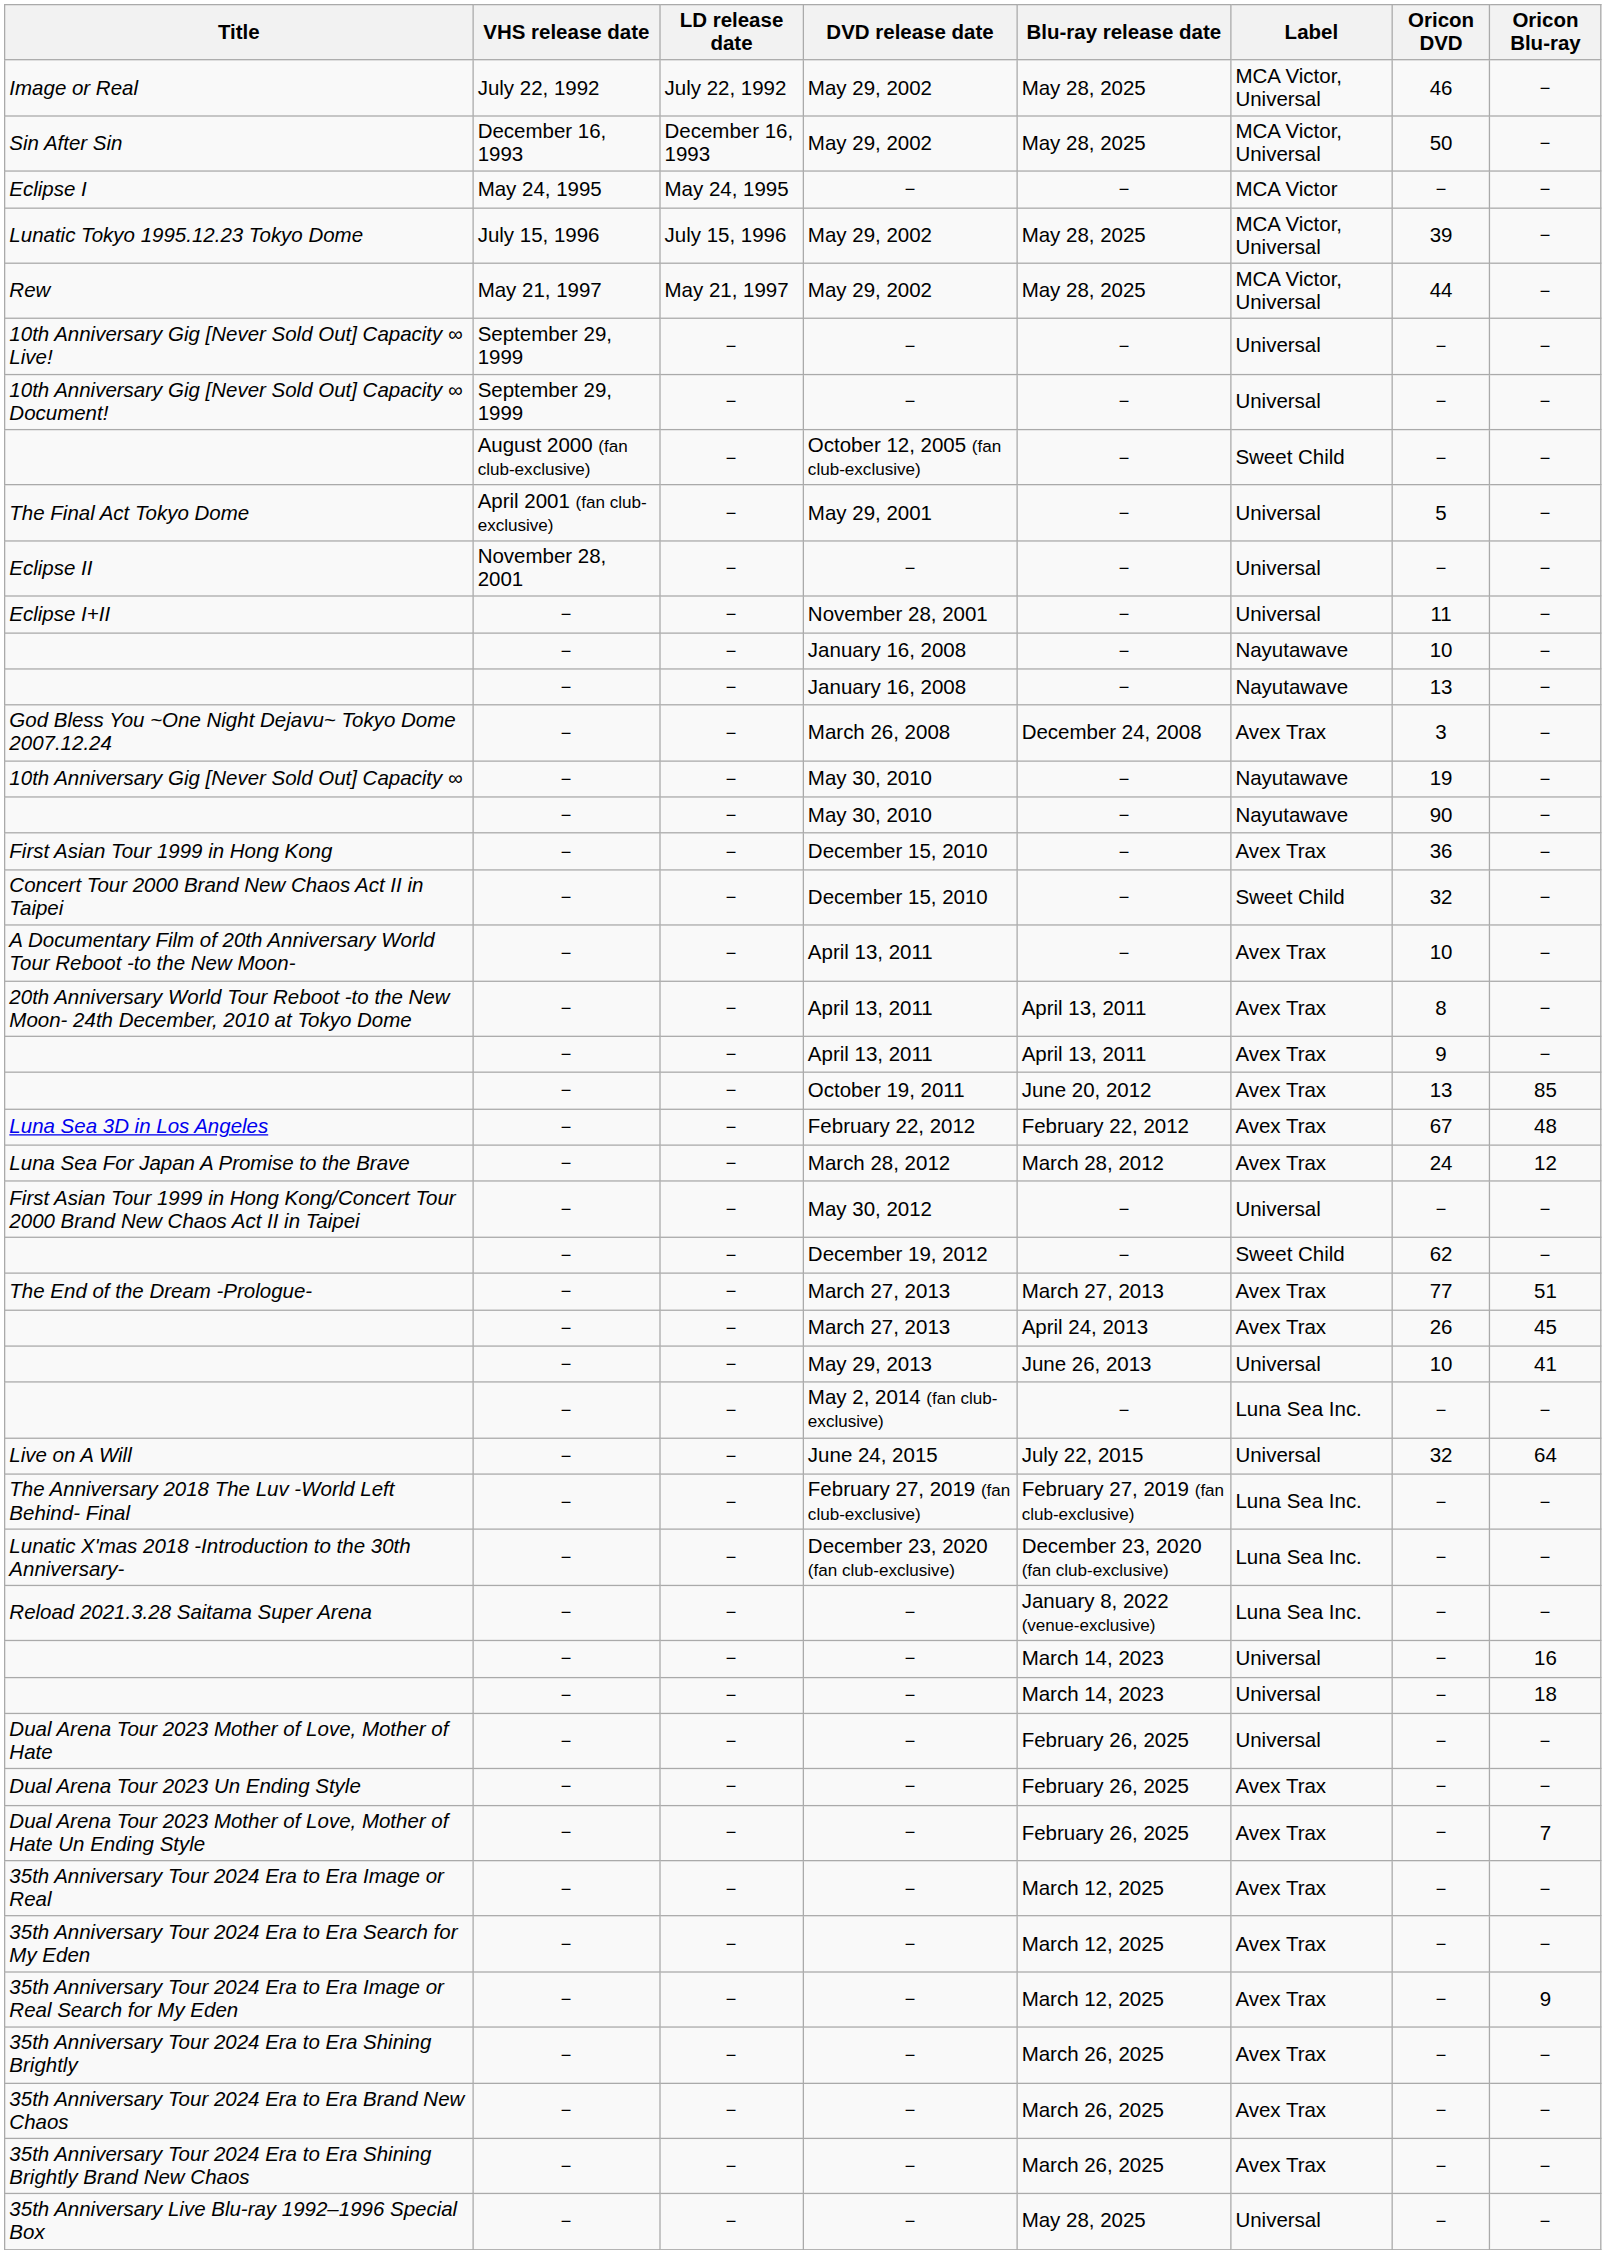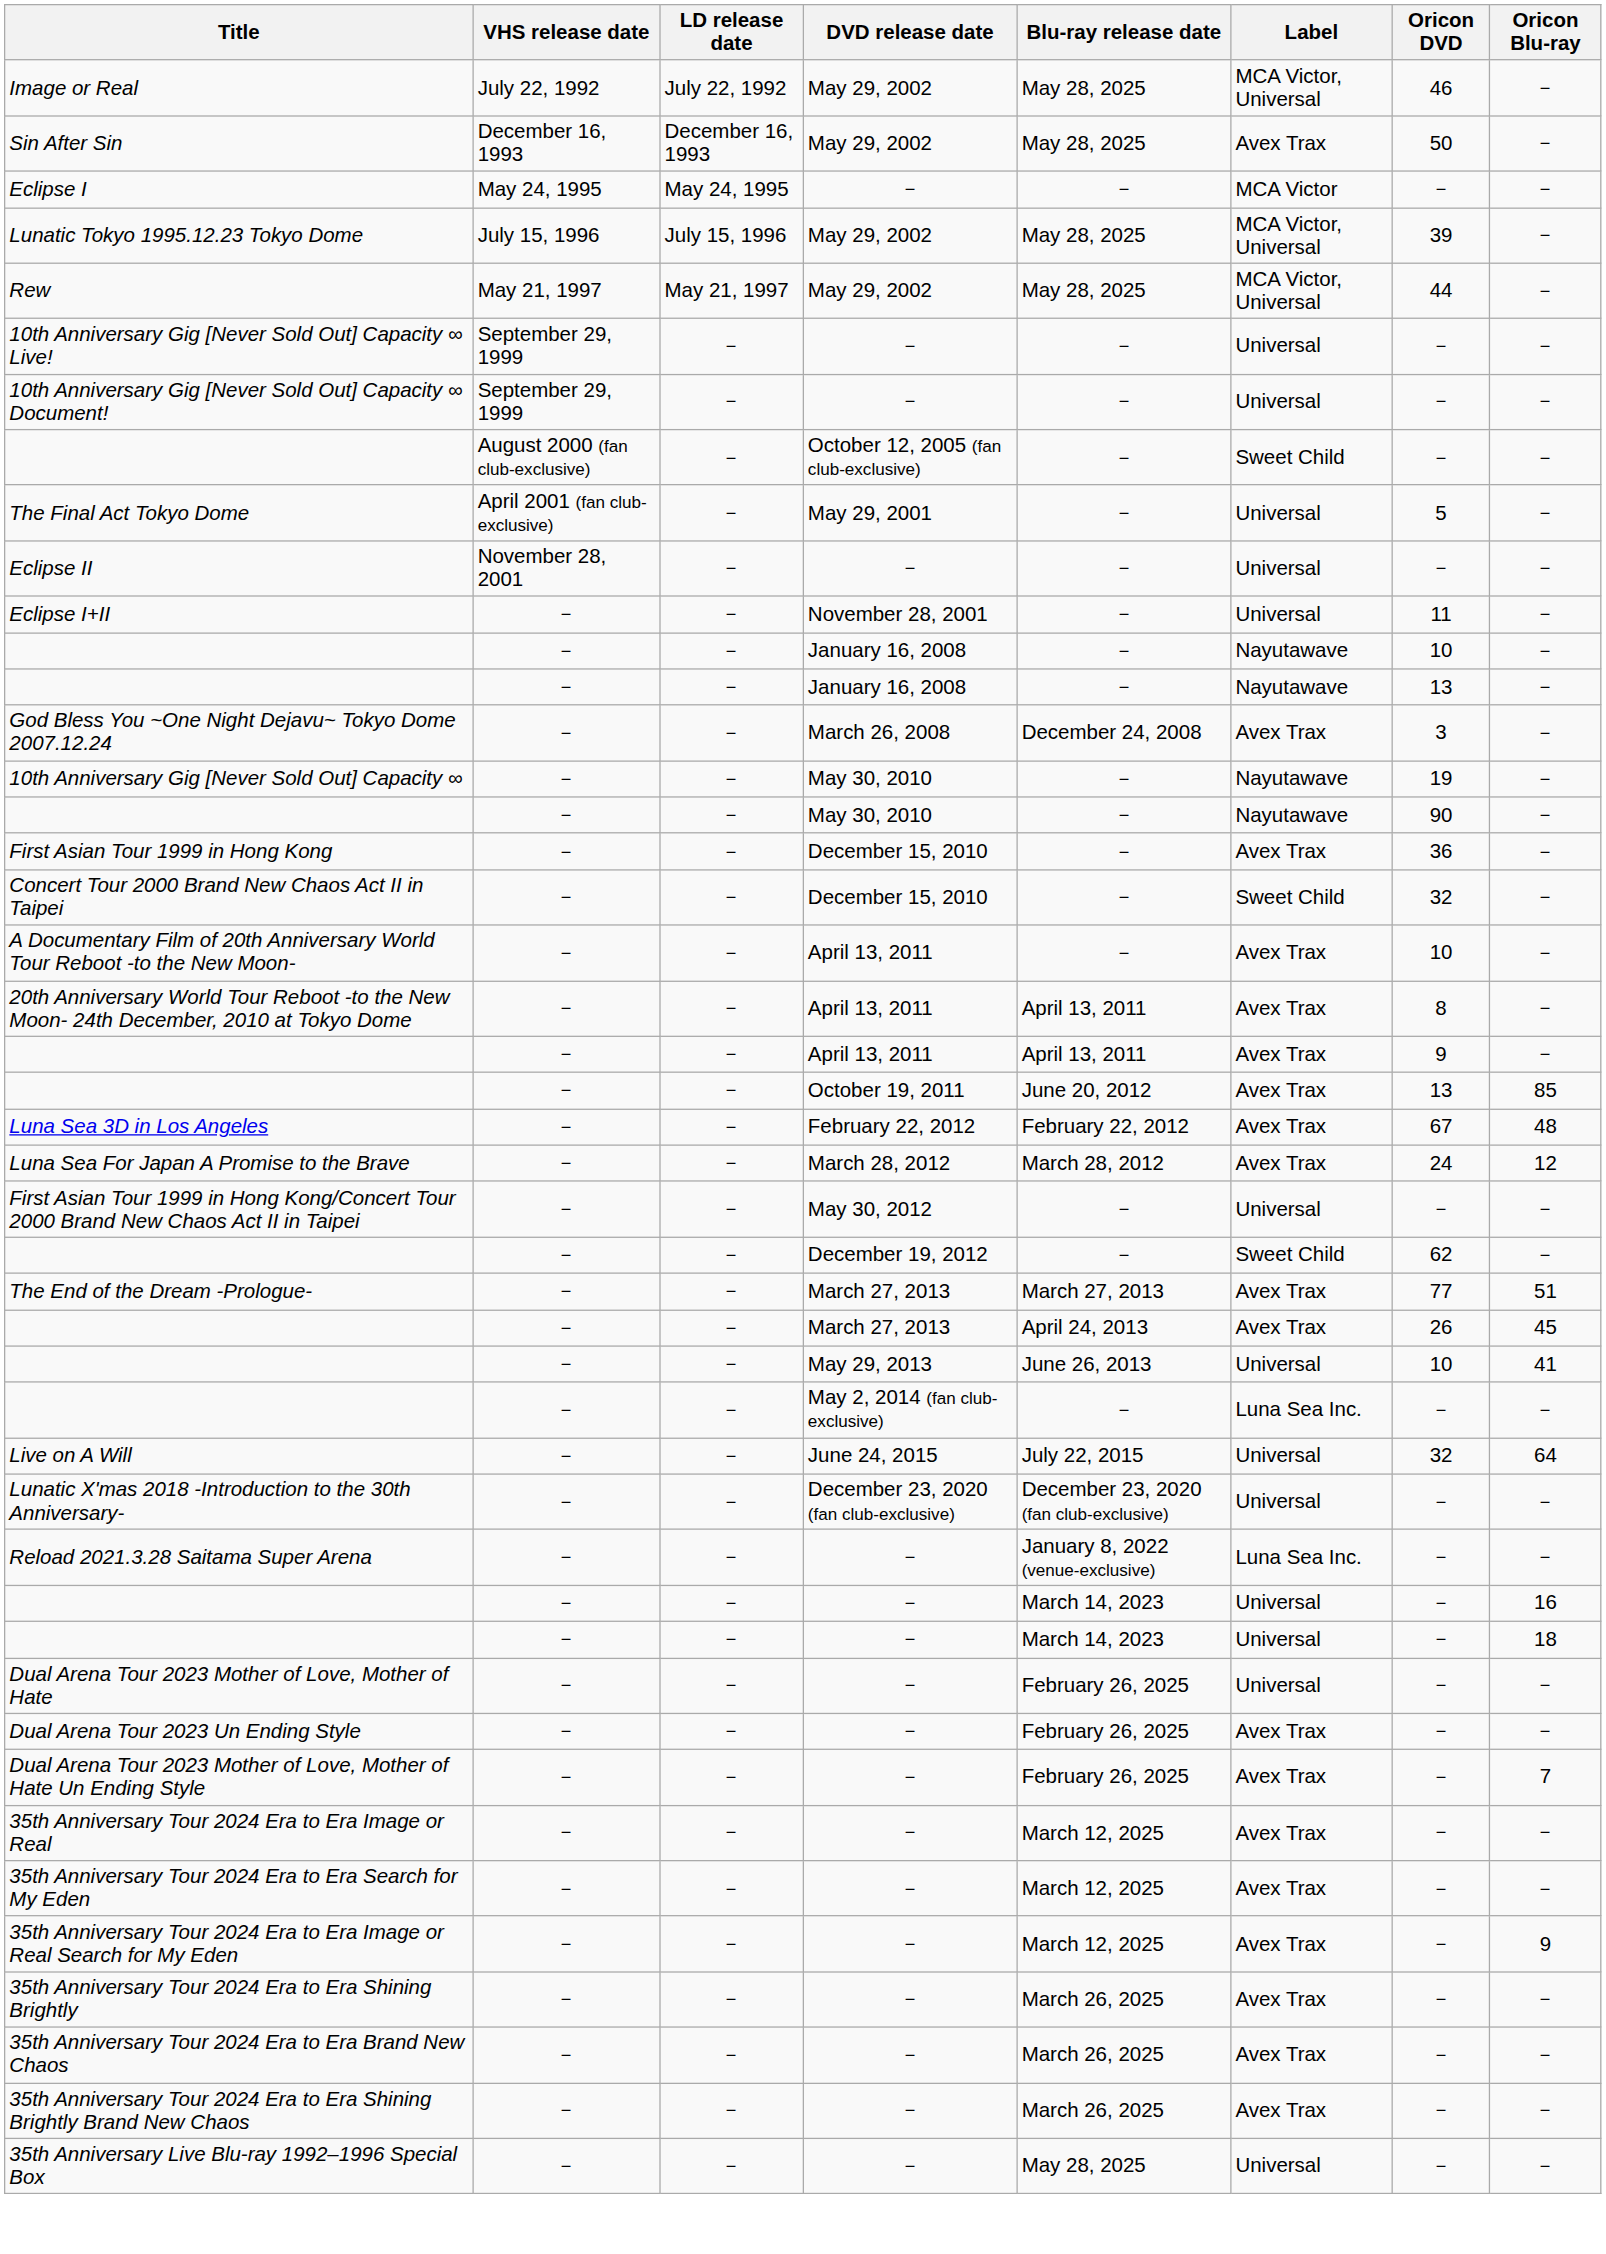(1289, 143) MCA Victor, Universal -> (1281, 143) Avex Trax
- row: (202, 1501)
(1299, 1557) Luna Sea Inc. -> (1278, 1501) Universal
